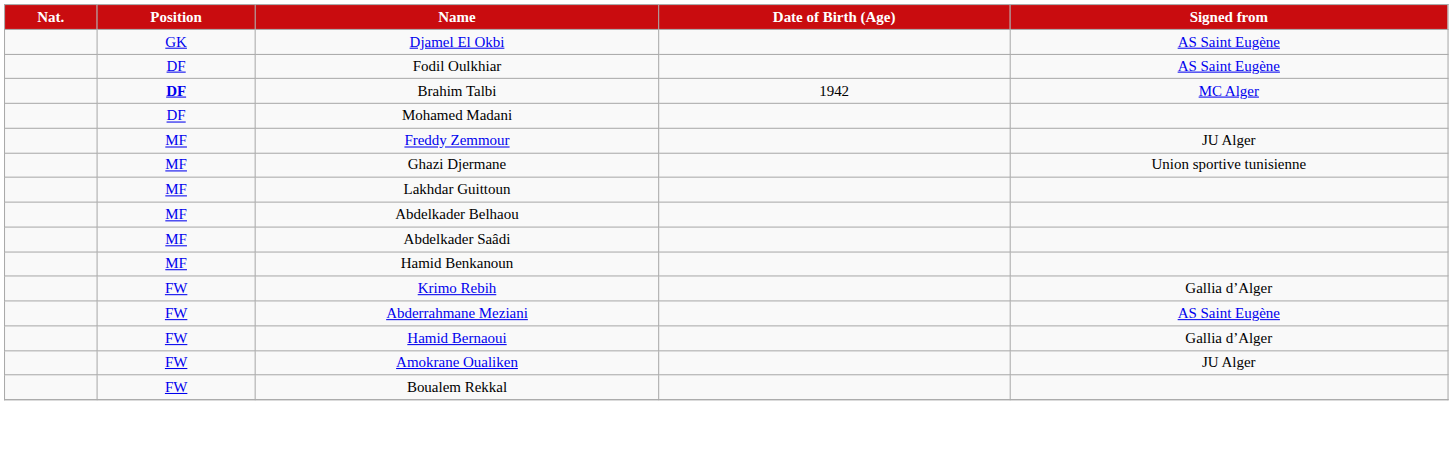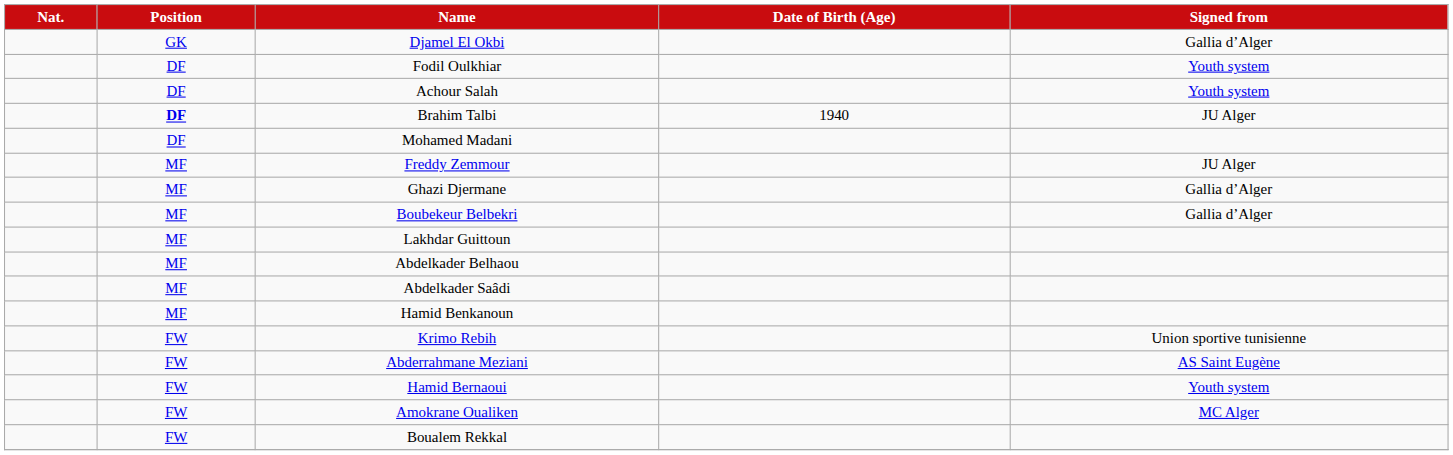(1229, 41) AS Saint Eugène -> (1229, 41) Gallia d’Alger
(1229, 66) AS Saint Eugène -> (1229, 66) Youth system
+ row: (457, 91)
(834, 91) 1942 -> (834, 116) 1940
(1229, 91) MC Alger -> (1229, 116) JU Alger
(1229, 165) Union sportive tunisienne -> (1229, 190) Gallia d’Alger
+ row: (457, 214)
(1229, 288) Gallia d’Alger -> (1229, 338) Union sportive tunisienne
(1229, 338) Gallia d’Alger -> (1229, 387) Youth system
(1229, 363) JU Alger -> (1229, 412) MC Alger
